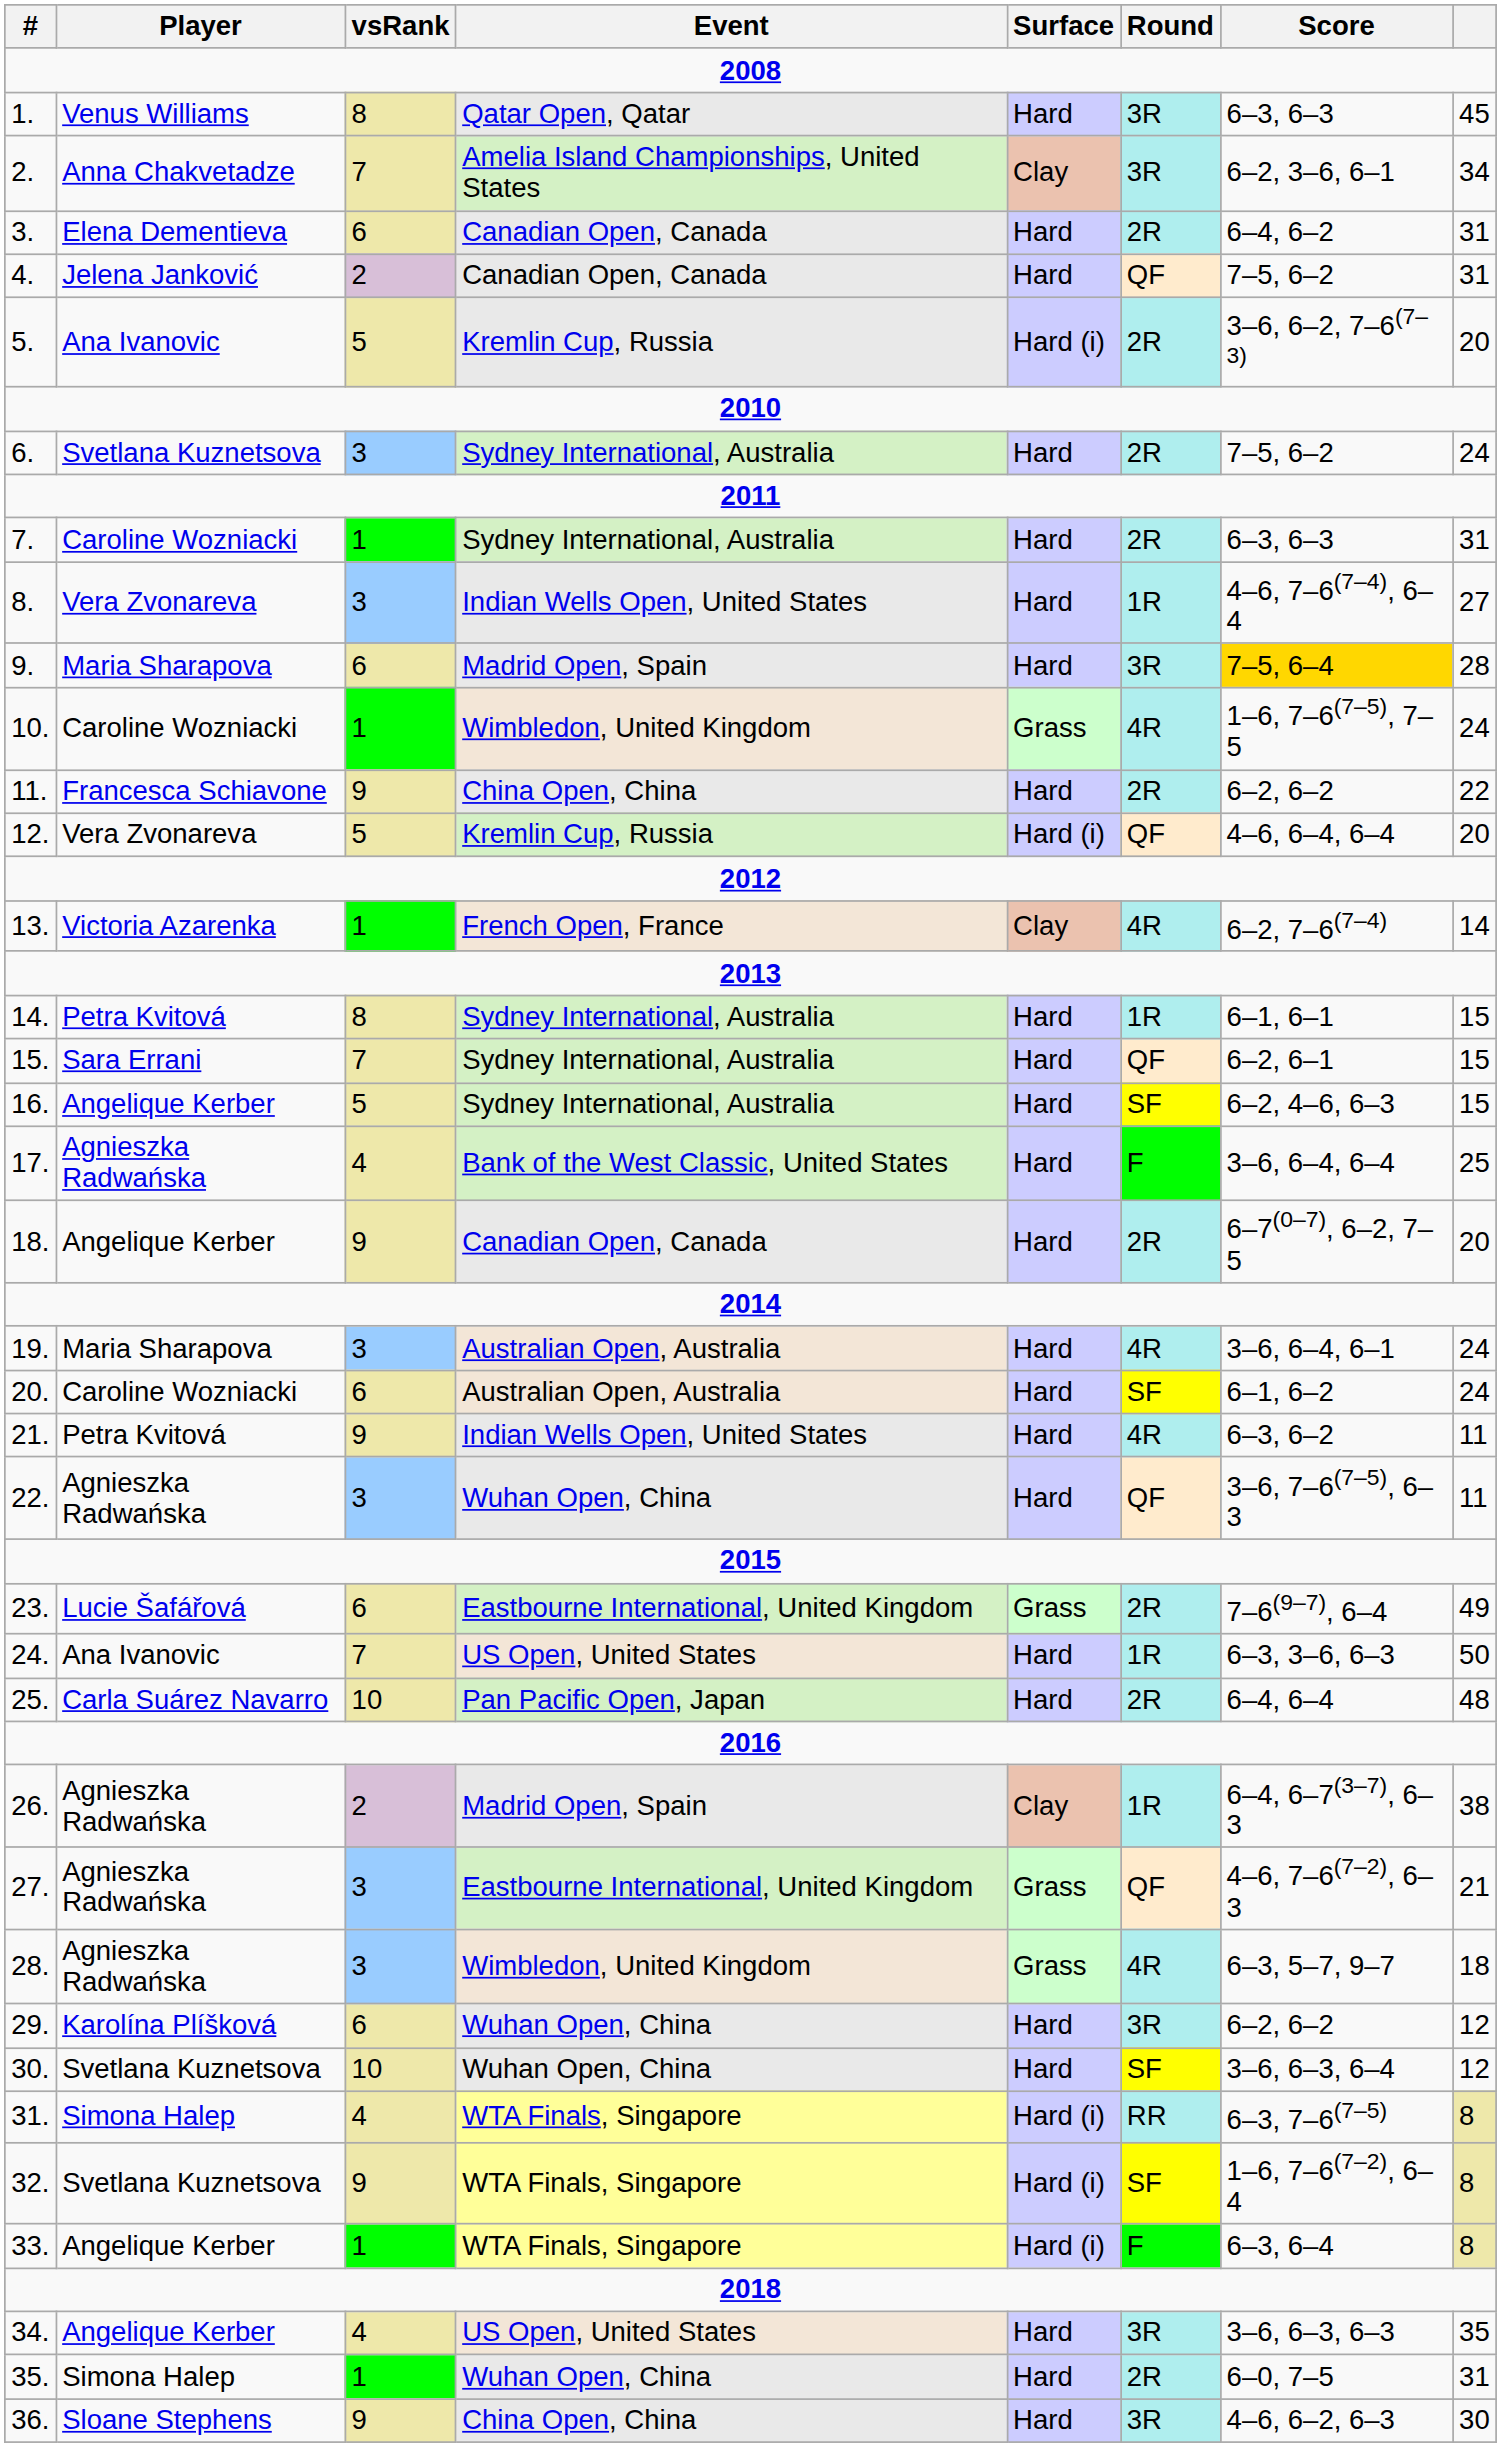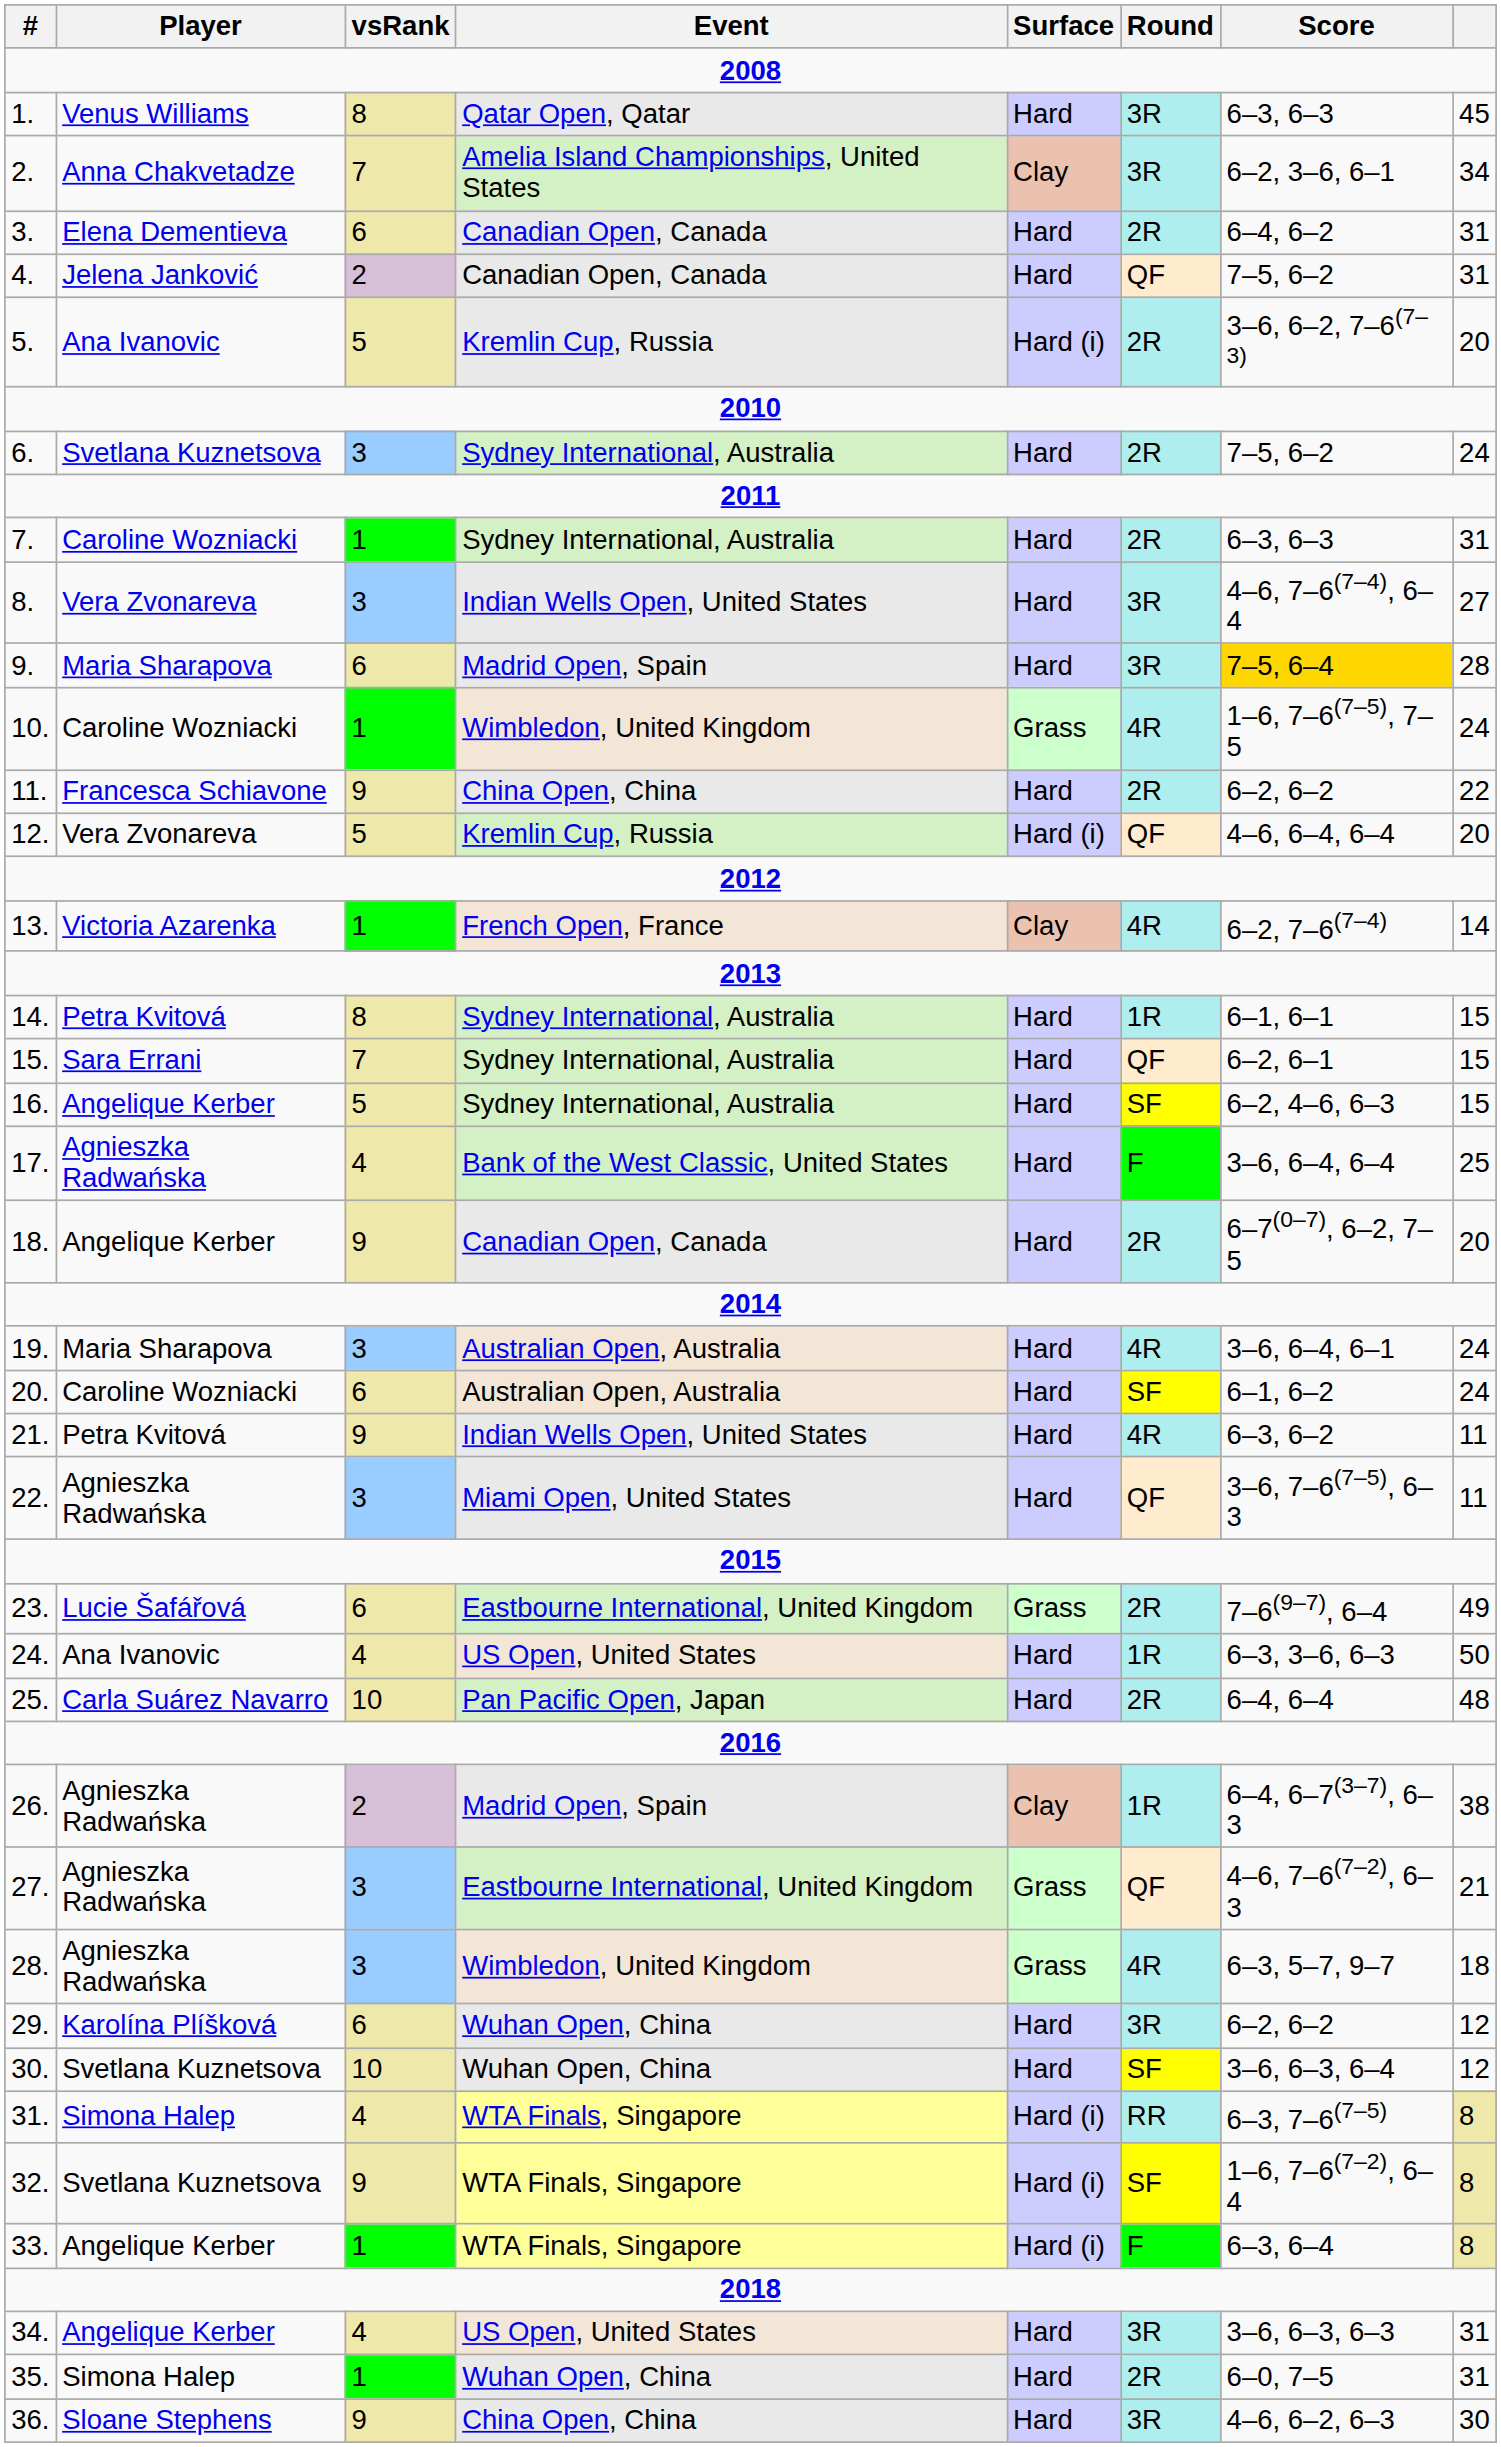(1144, 602) 1R -> (1144, 602) 3R
(587, 1497) Wuhan Open, China -> (627, 1497) Miami Open, United States
(359, 1655) 7 -> (359, 1655) 4
(1474, 2332) 35 -> (1474, 2332) 31
